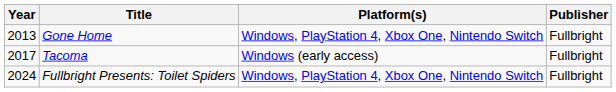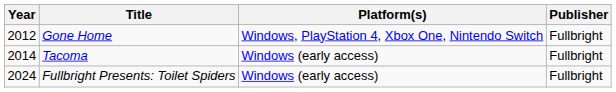(22, 35) 2013 -> (22, 35) 2012
(22, 55) 2017 -> (22, 55) 2014
(392, 76) Windows, PlayStation 4, Xbox One, Nintendo Switch -> (310, 76) Windows (early access)
